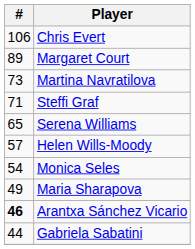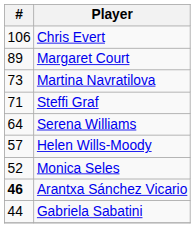(15, 124) 65 -> (15, 124) 64
(15, 168) 54 -> (15, 168) 52
- row: (89, 189)
